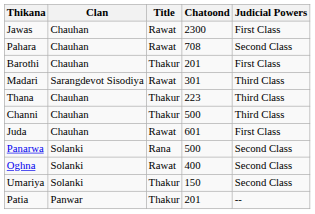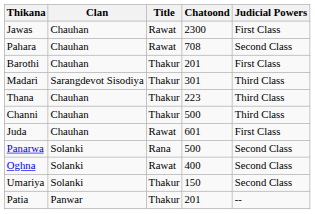(162, 81) Rawat -> (164, 81) Thakur
